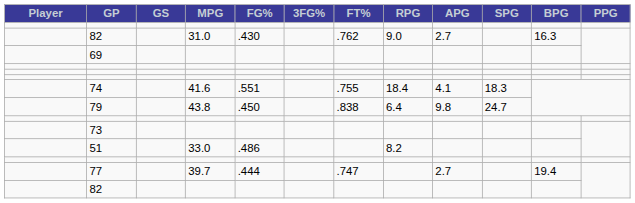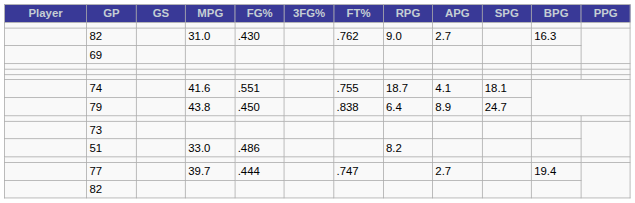(397, 89) 18.4 -> (397, 89) 18.7
(496, 89) 18.3 -> (496, 89) 18.1
(443, 107) 9.8 -> (443, 107) 8.9
